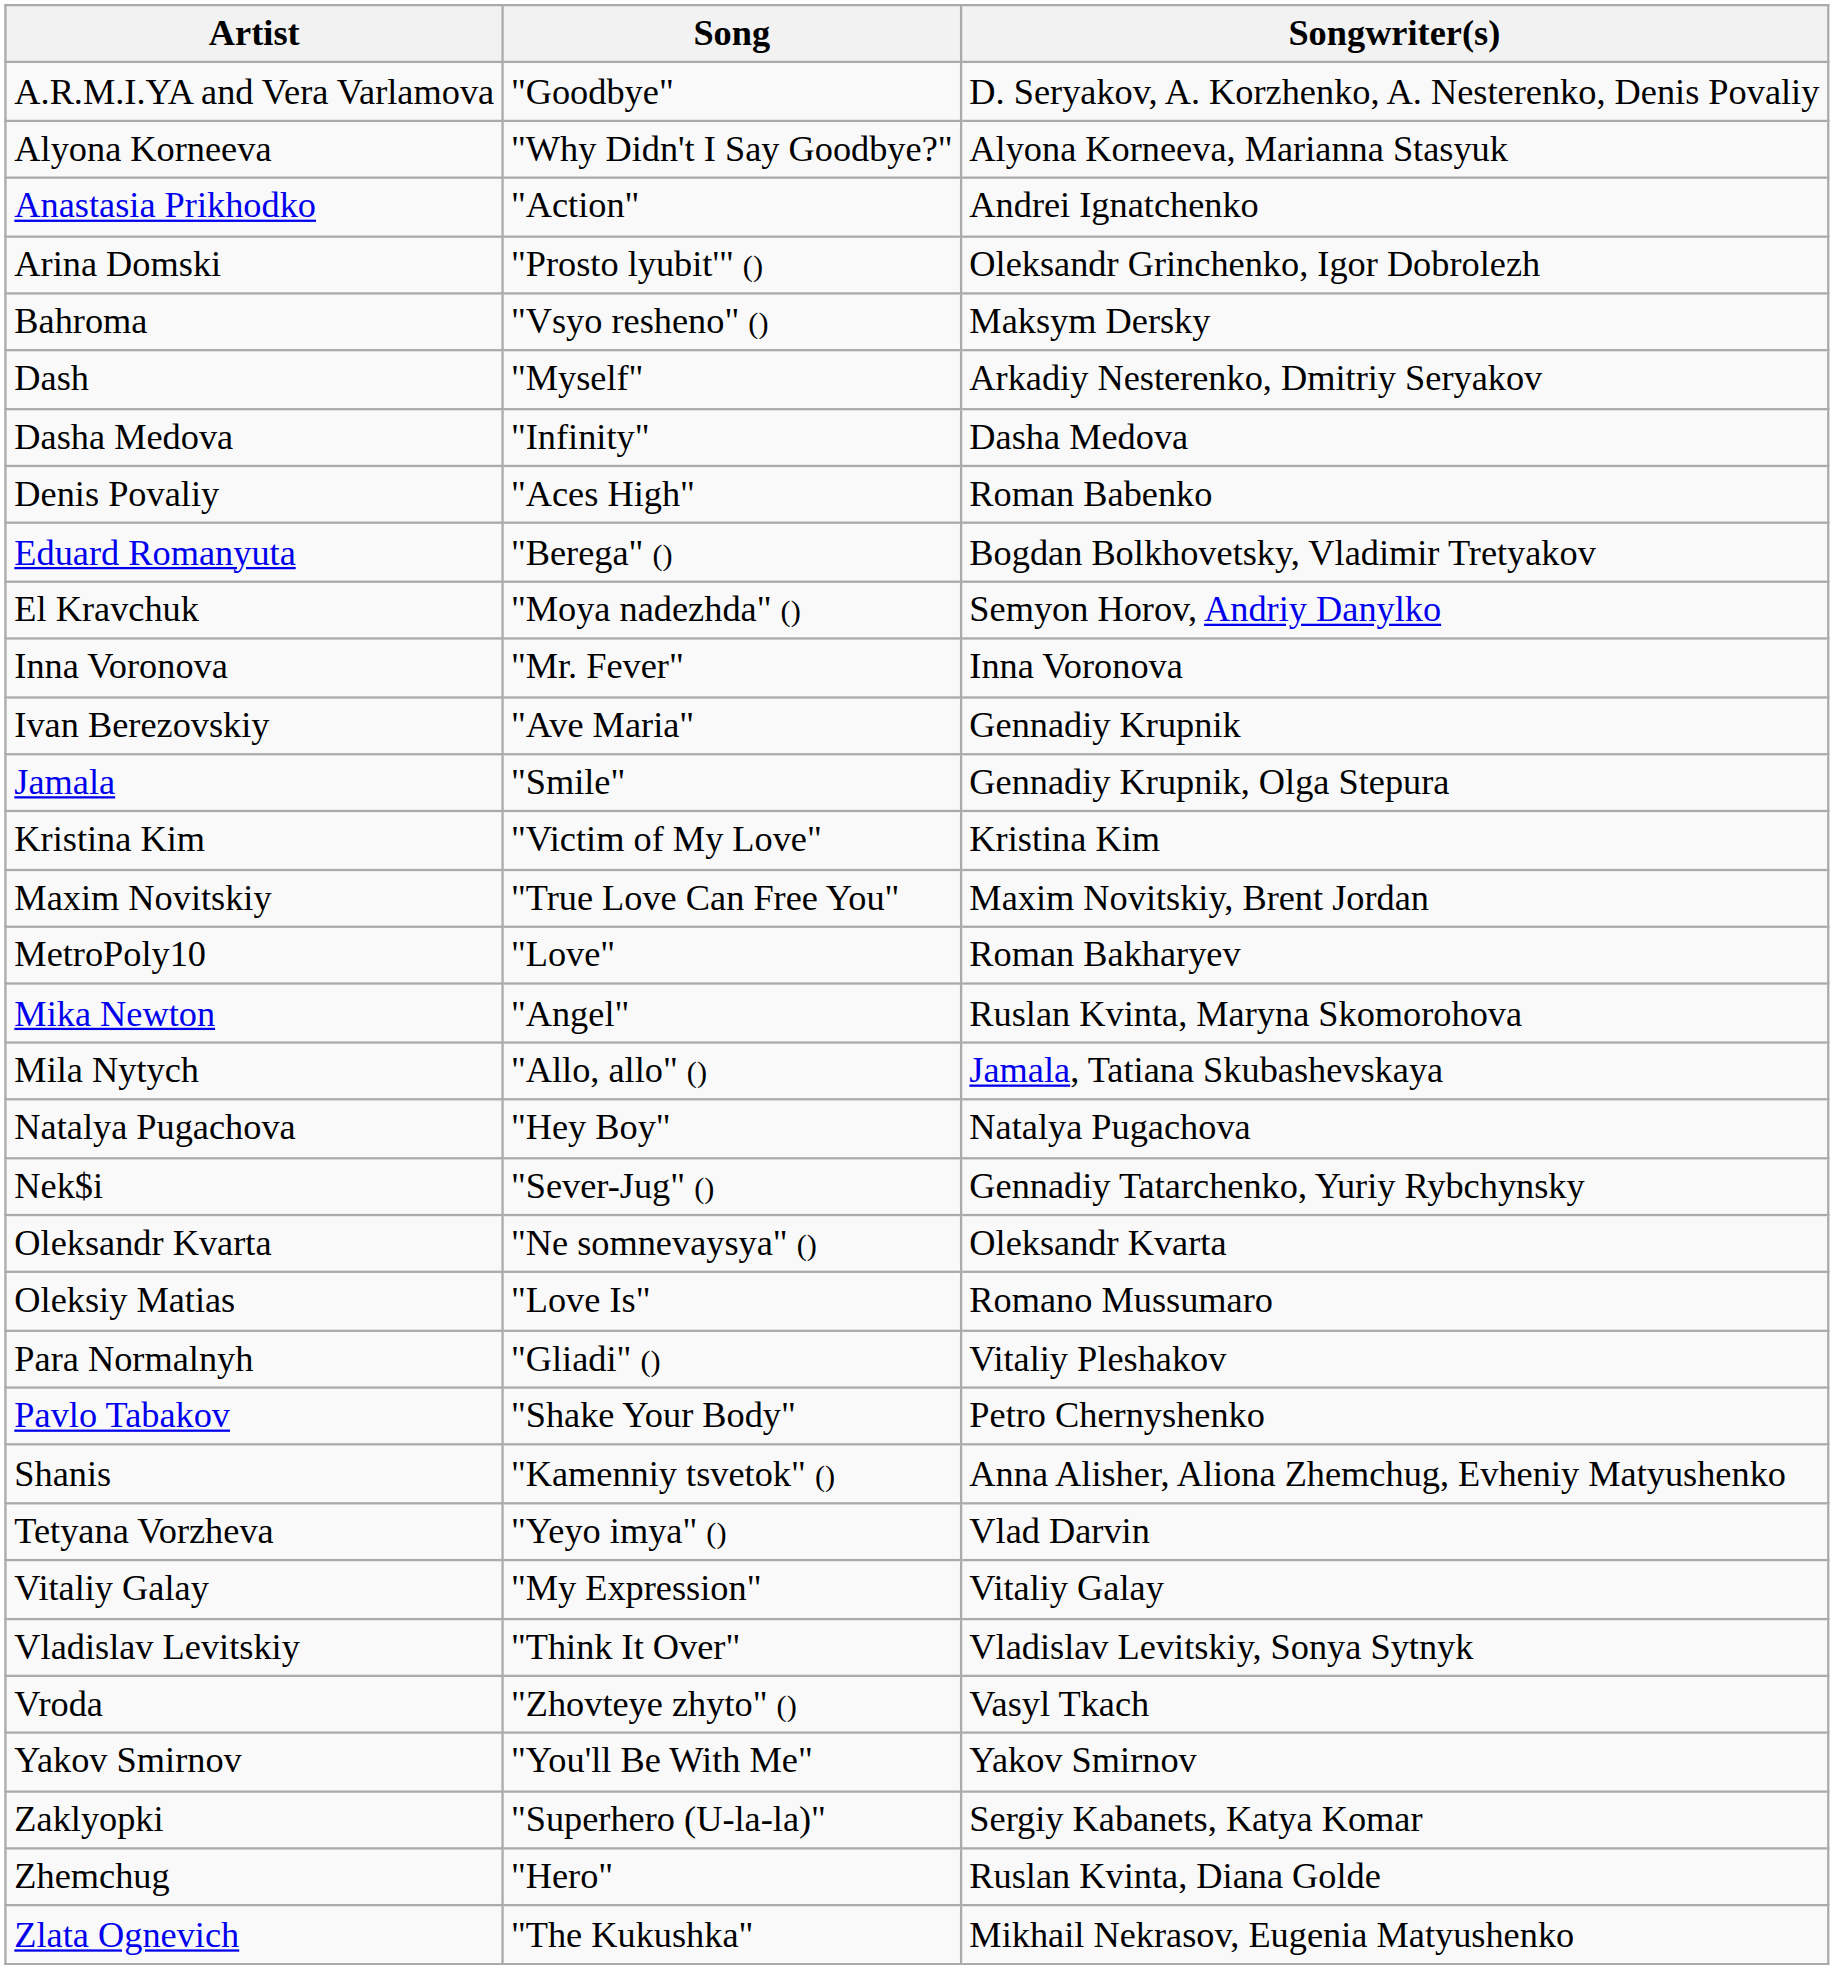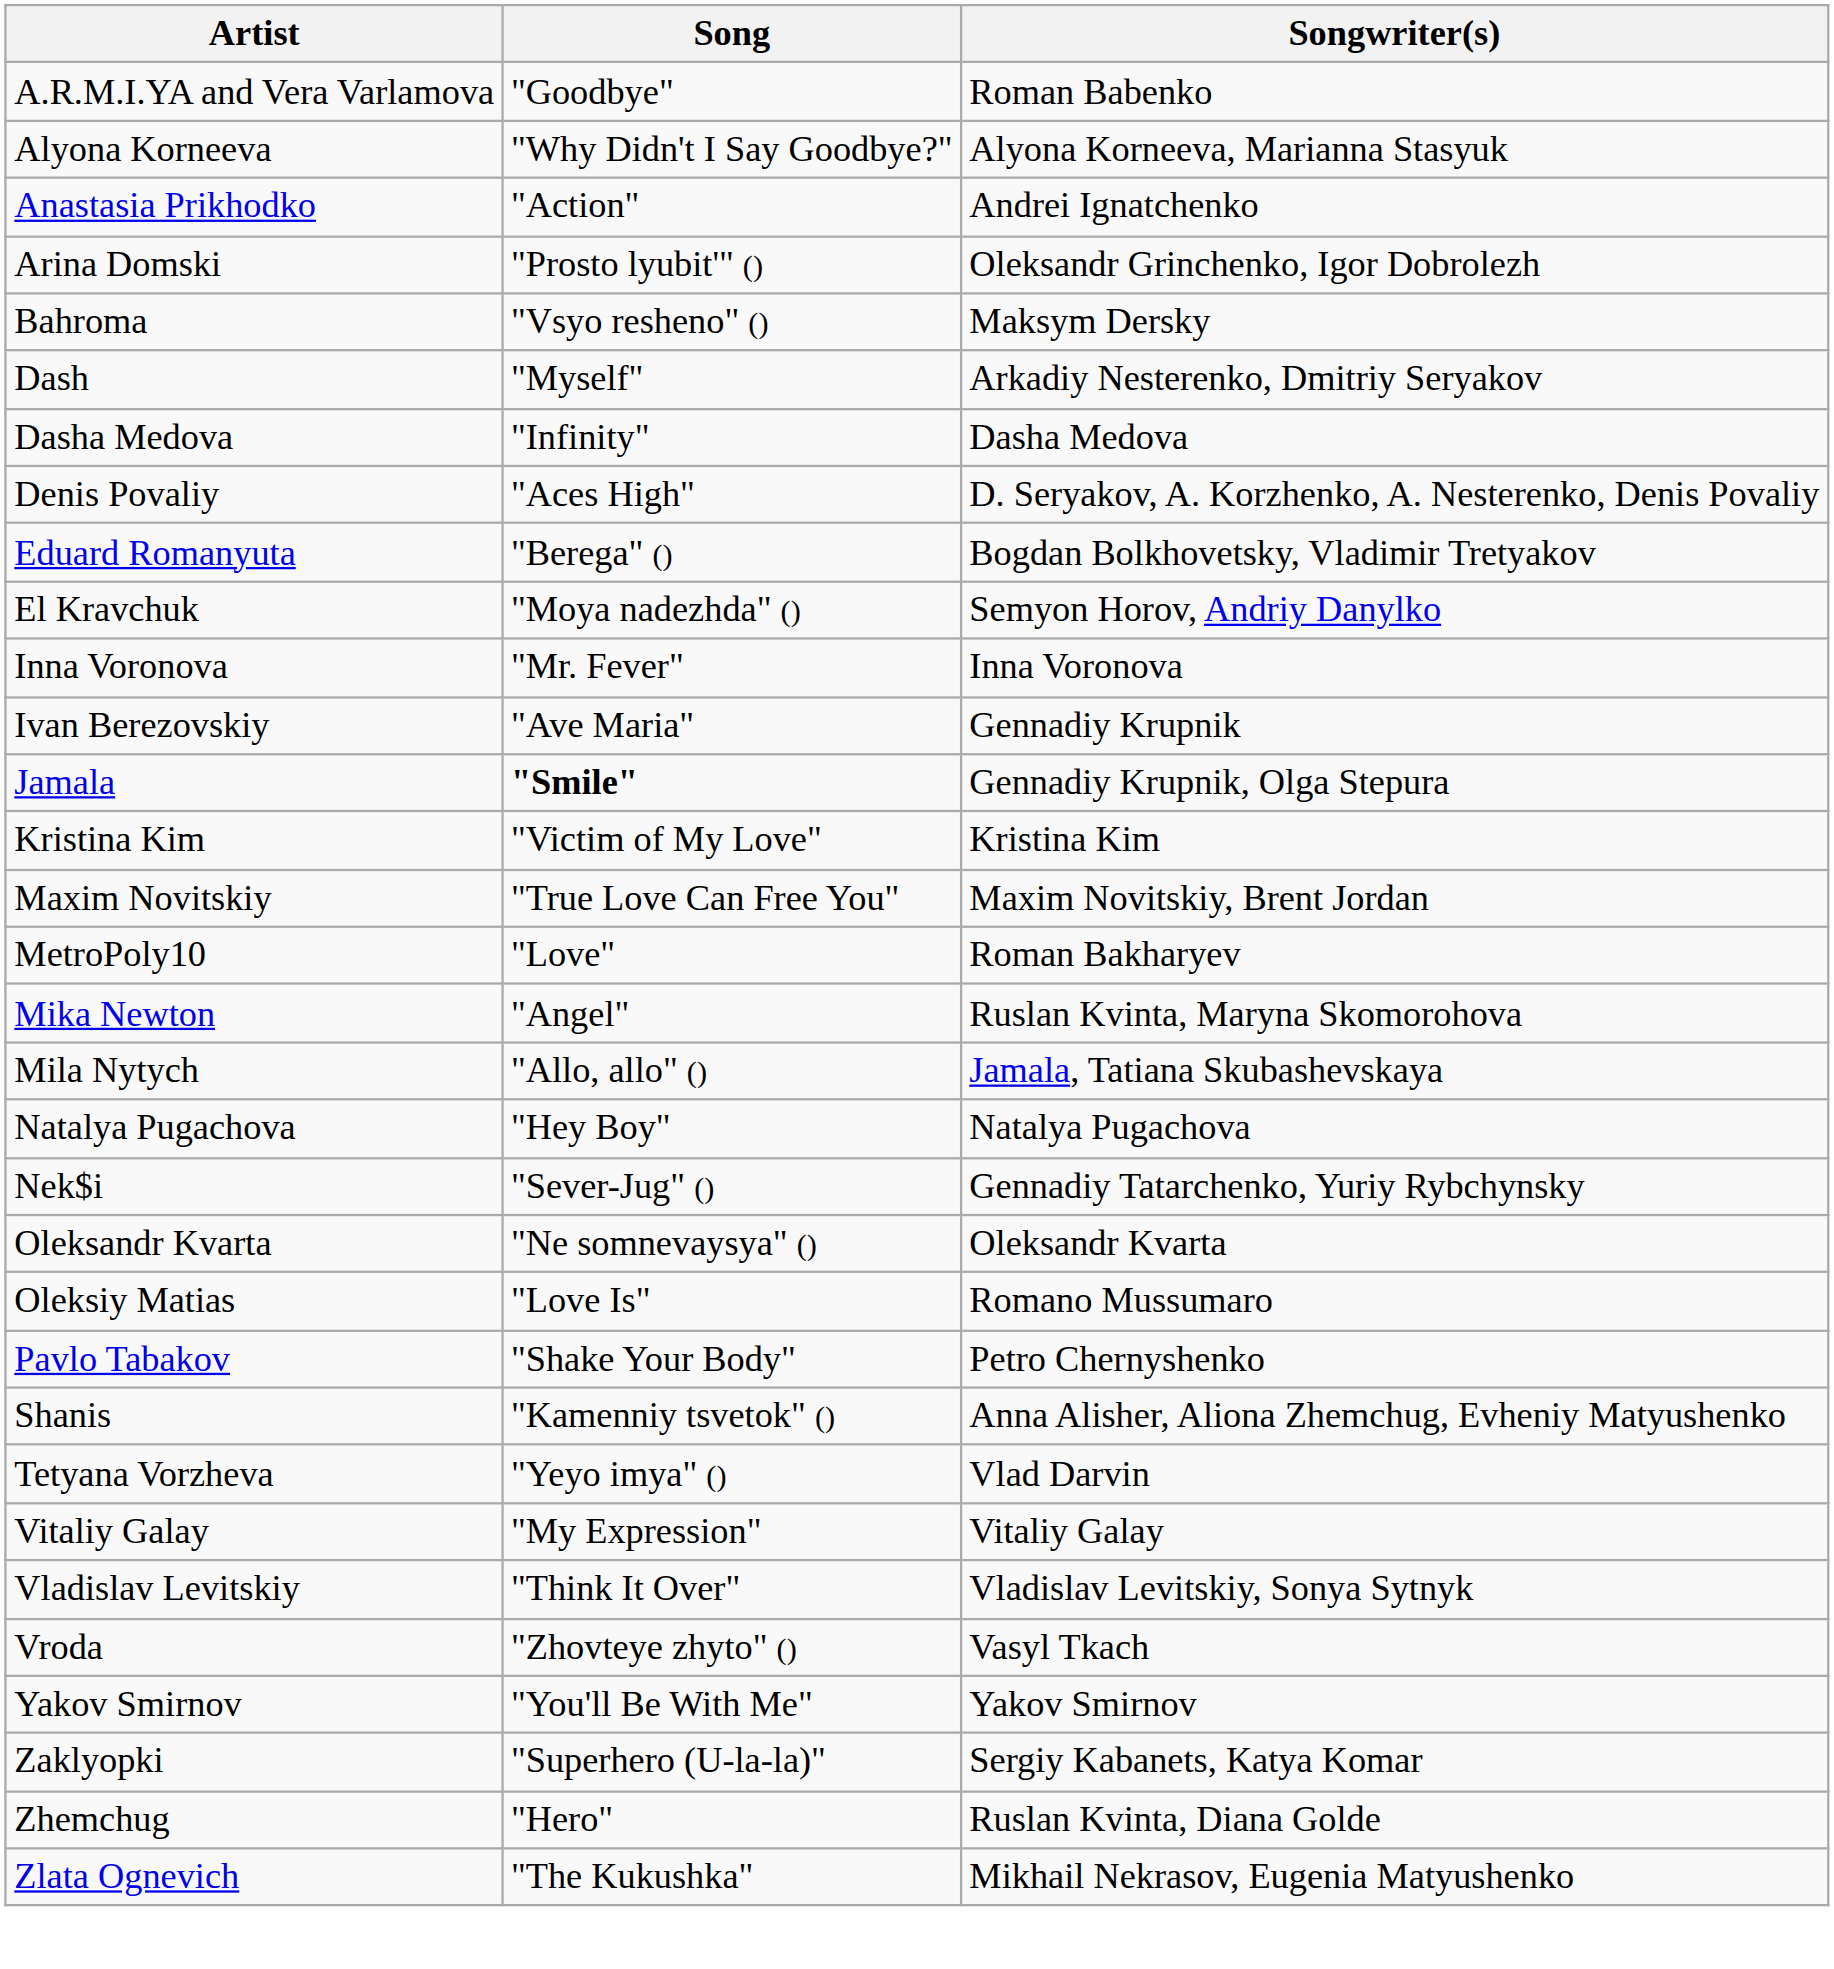(1394, 90) D. Seryakov, A. Korzhenko, A. Nesterenko, Denis Povaliy -> (1091, 90) Roman Babenko
(1091, 494) Roman Babenko -> (1394, 494) D. Seryakov, A. Korzhenko, A. Nesterenko, Denis Povaliy
(568, 782) normal -> (574, 782) bold
- row: (134, 1358)
